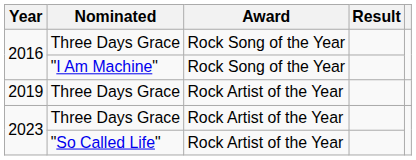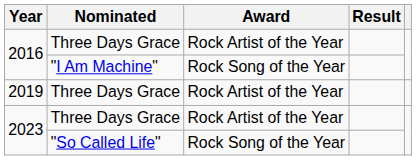(266, 42) Rock Song of the Year -> (265, 42) Rock Artist of the Year
(265, 142) Rock Artist of the Year -> (266, 142) Rock Song of the Year
